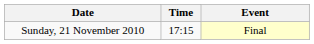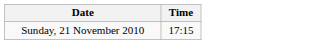- column: (255, 13)
